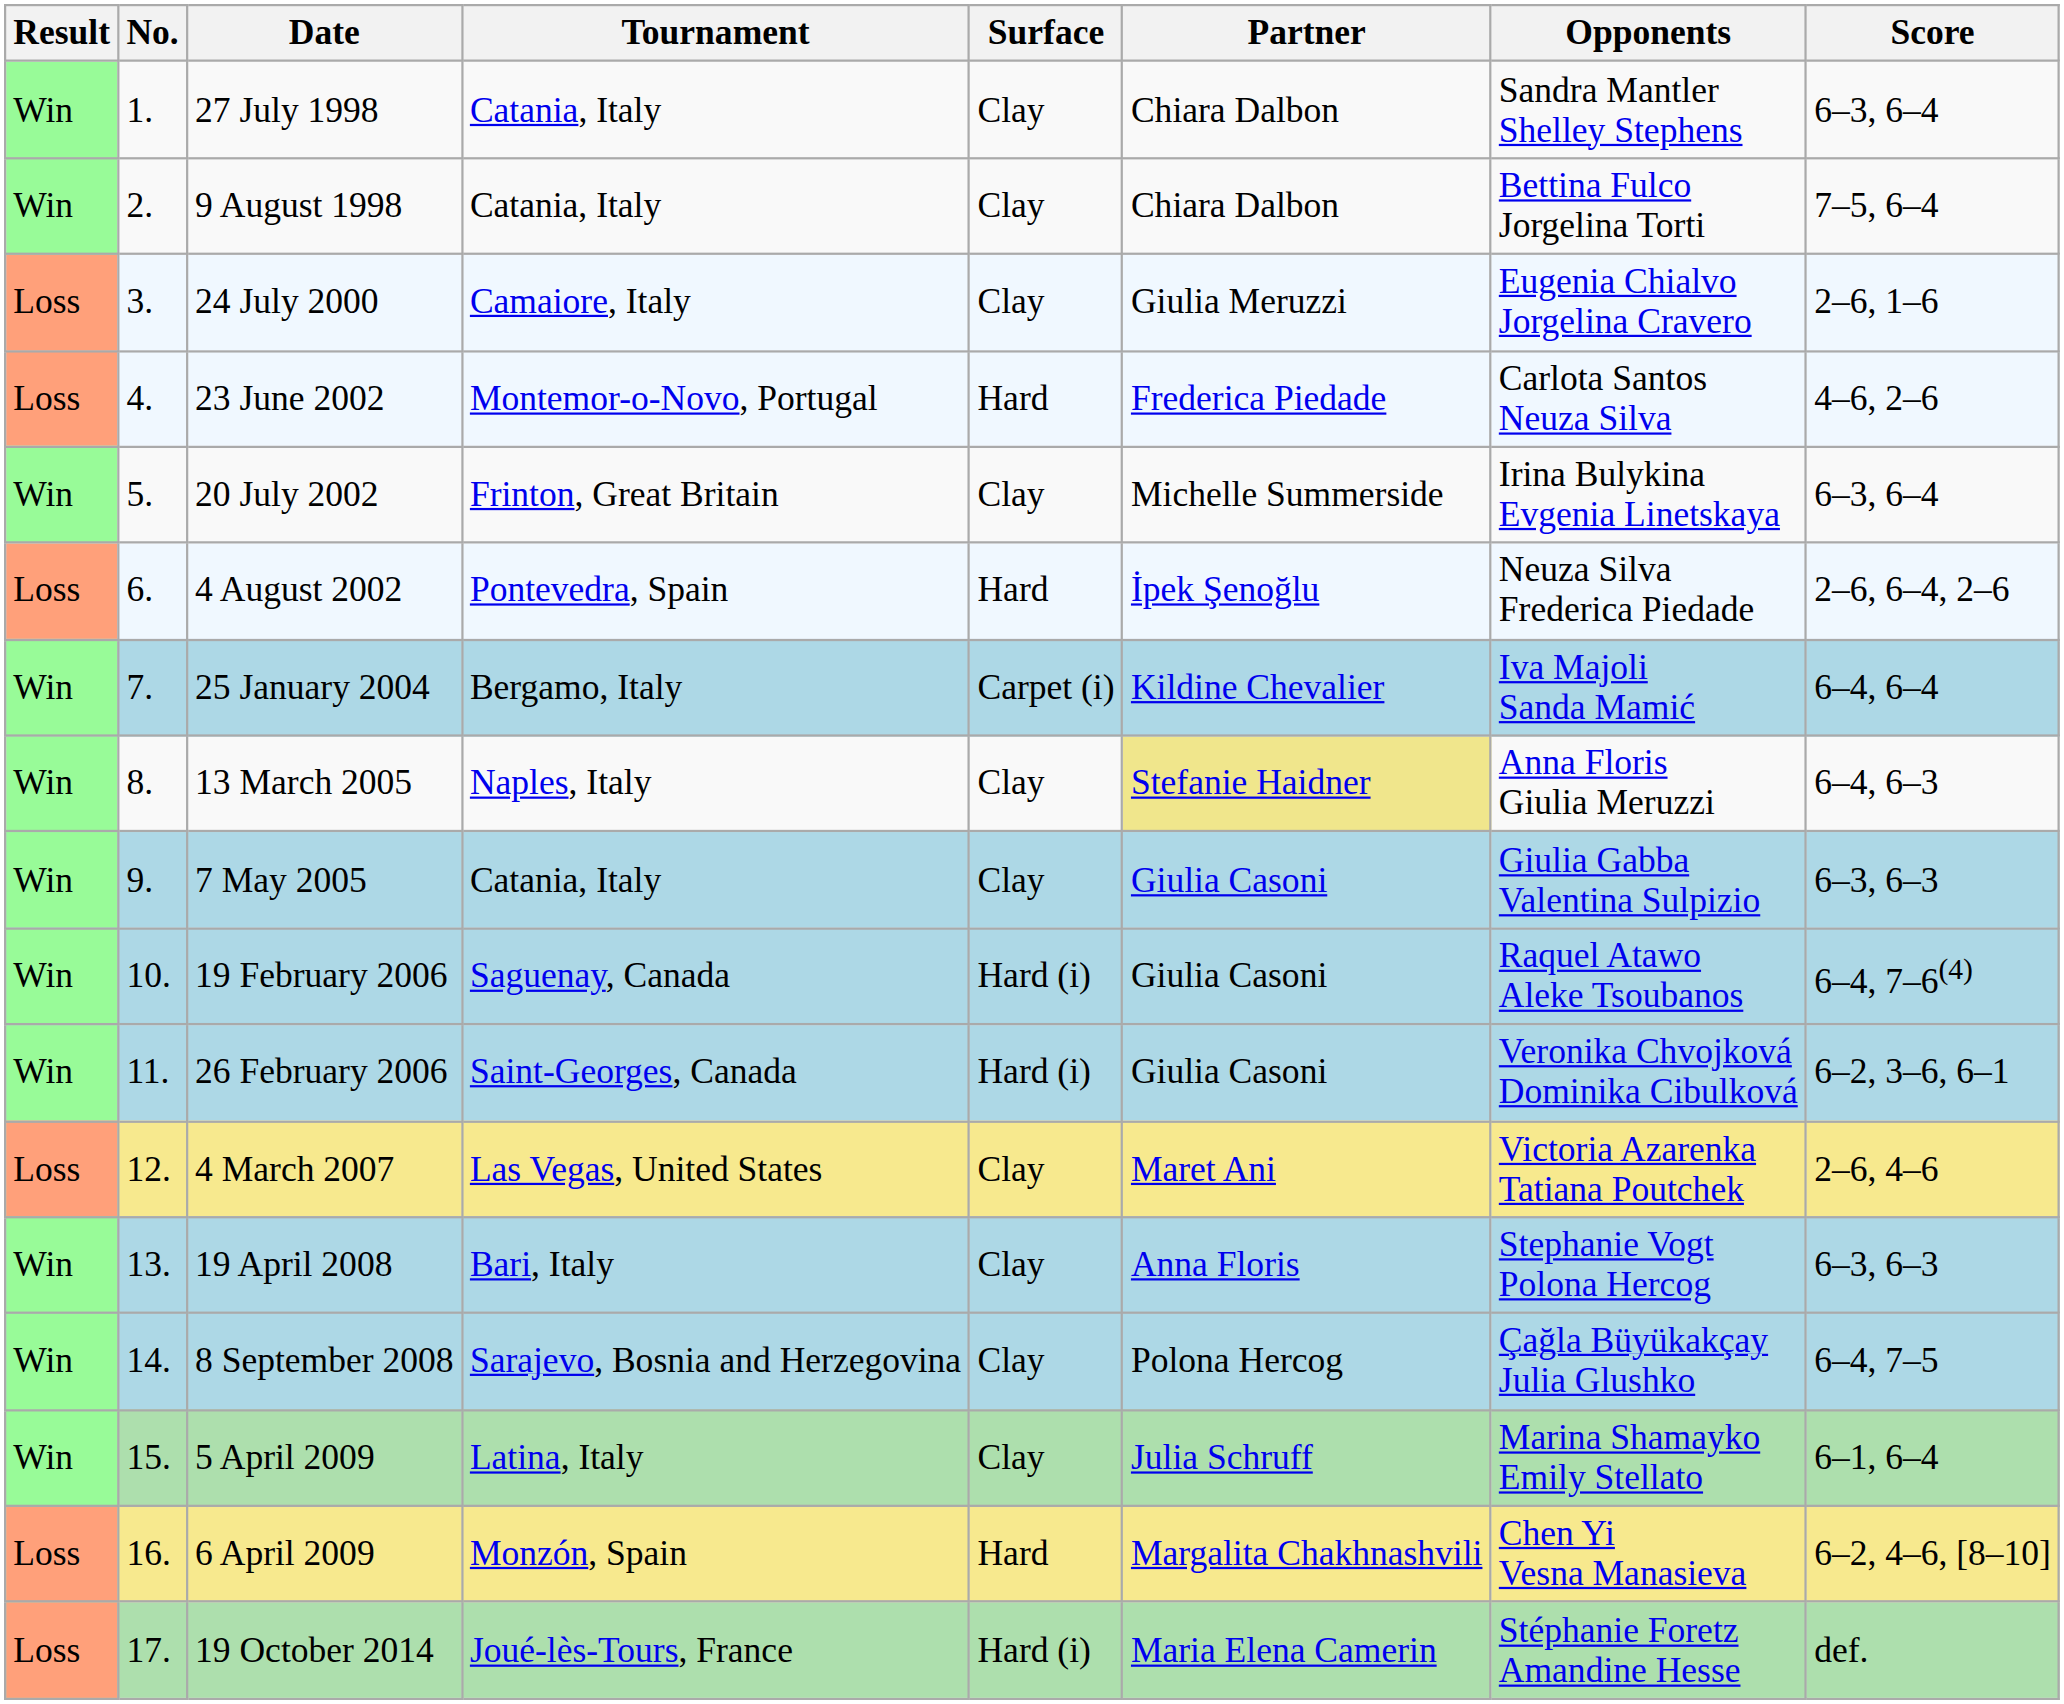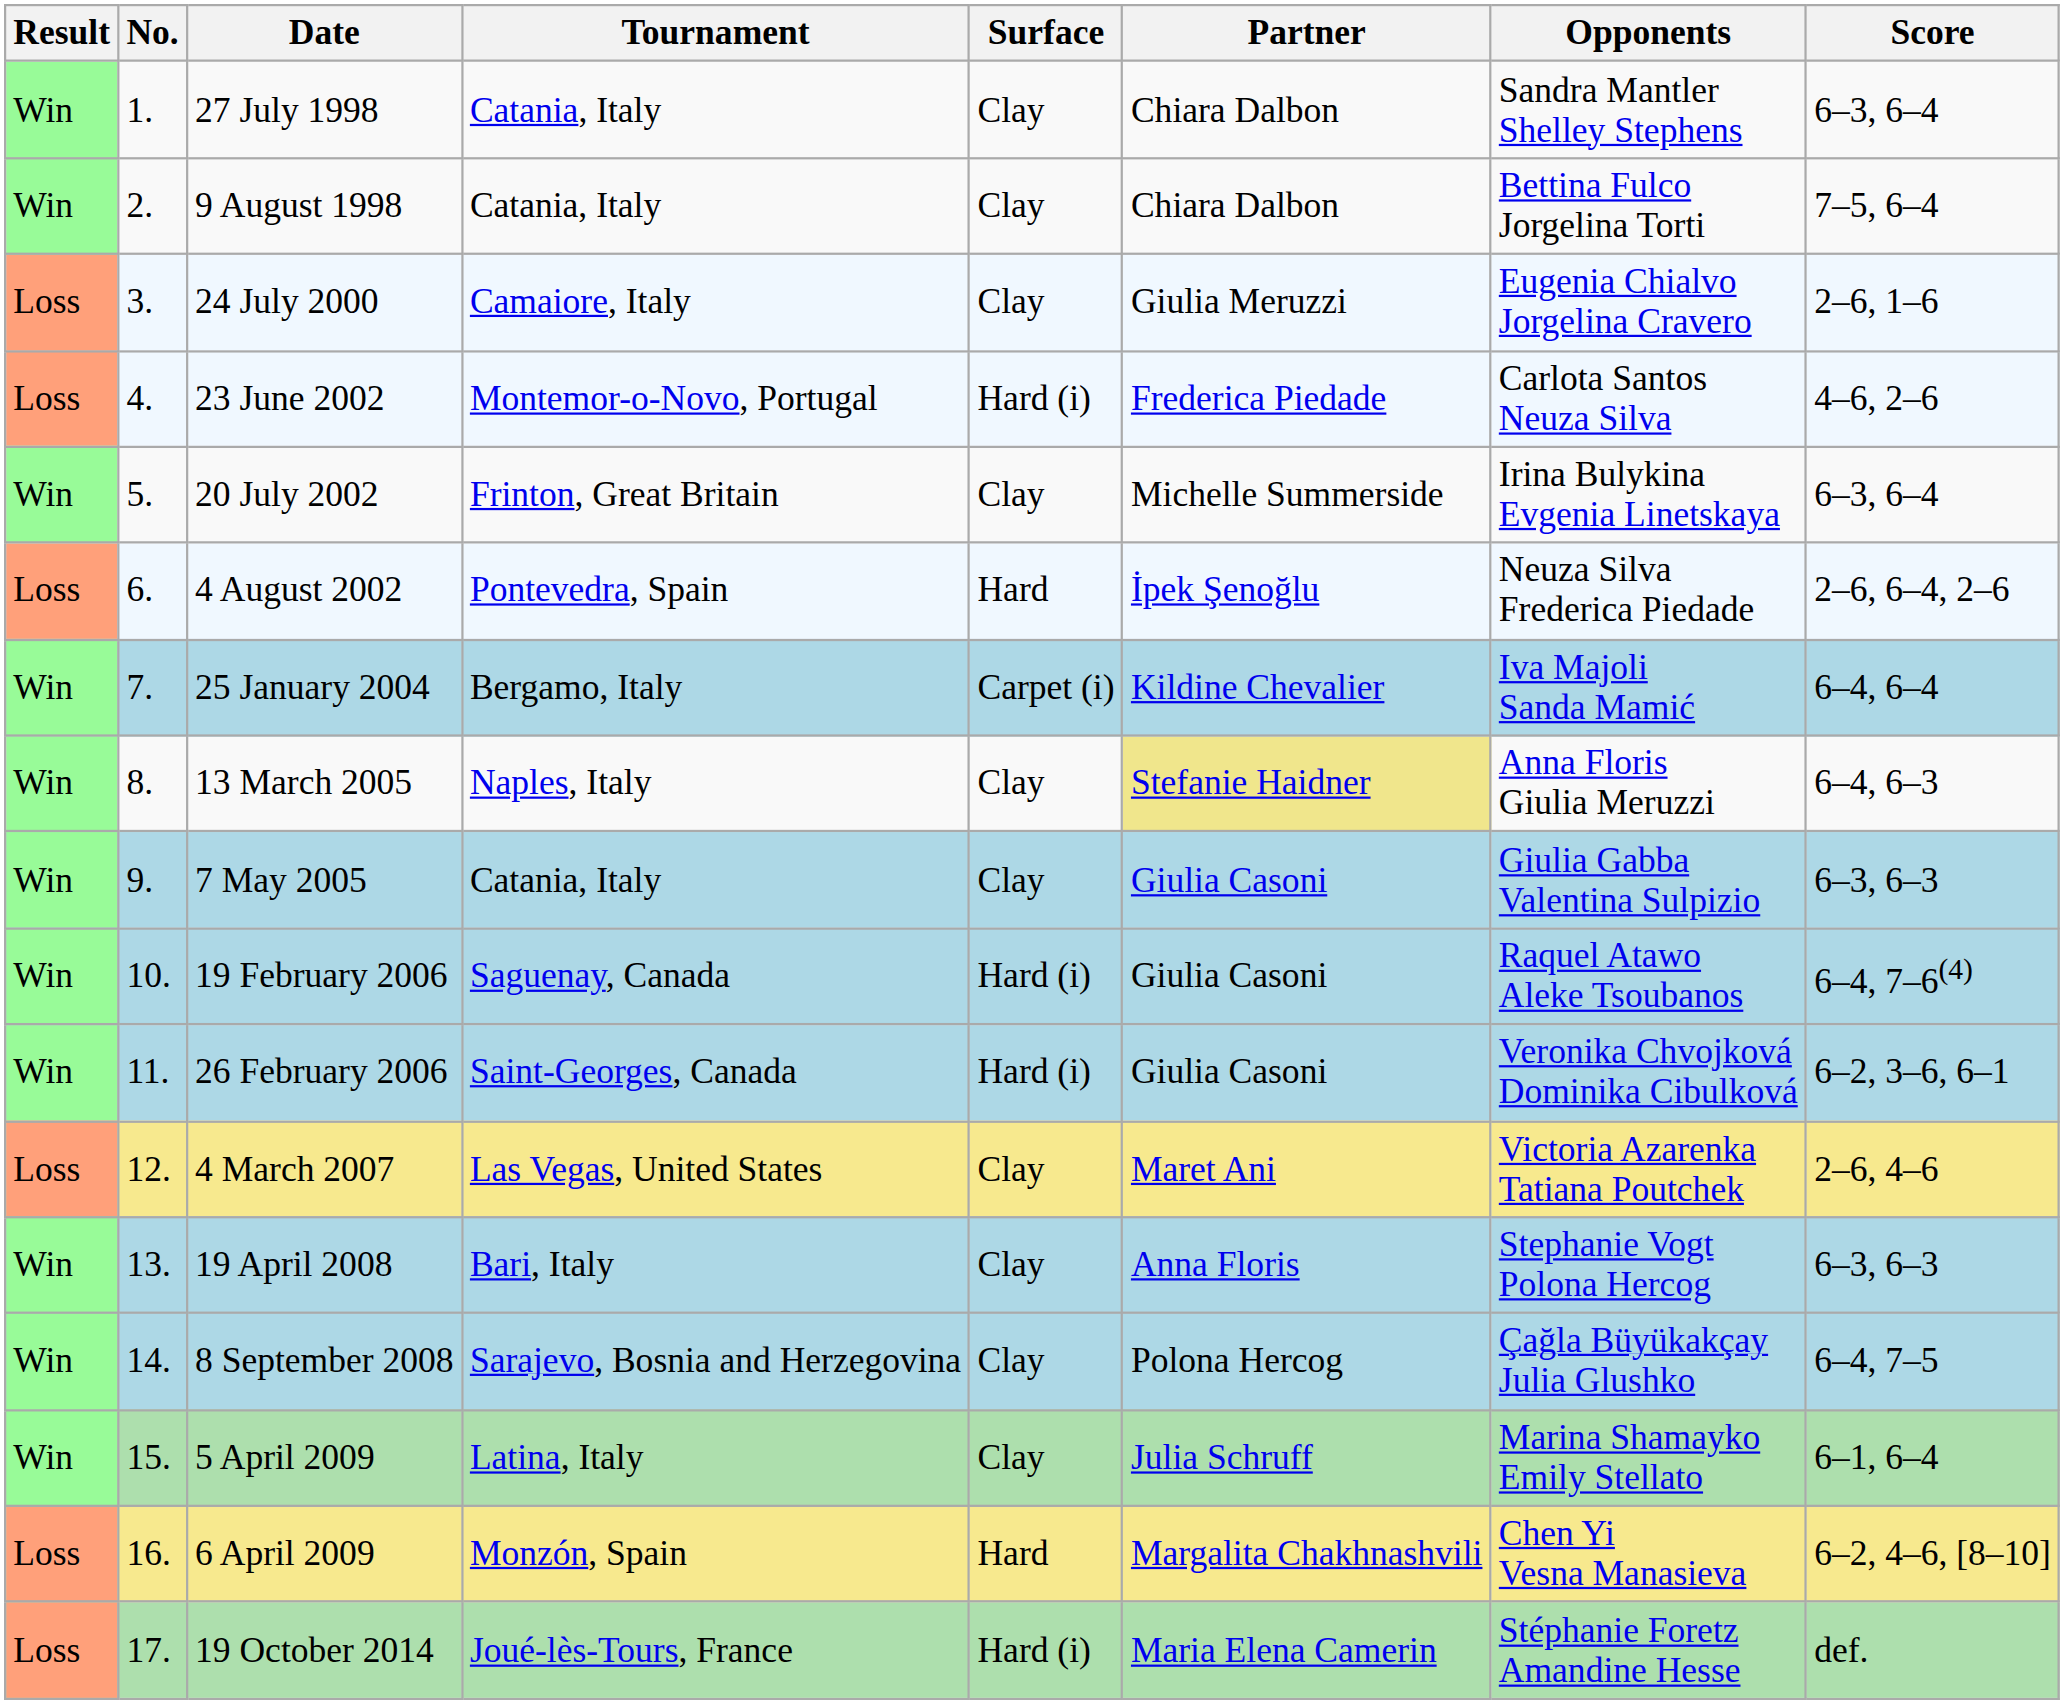(1013, 397) Hard -> (1034, 397) Hard (i)
